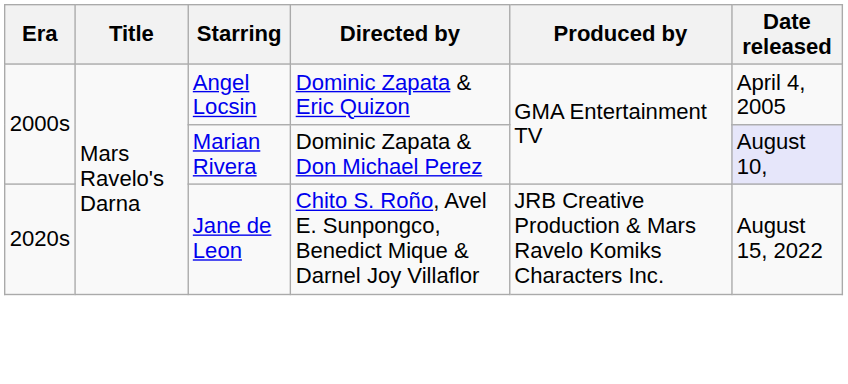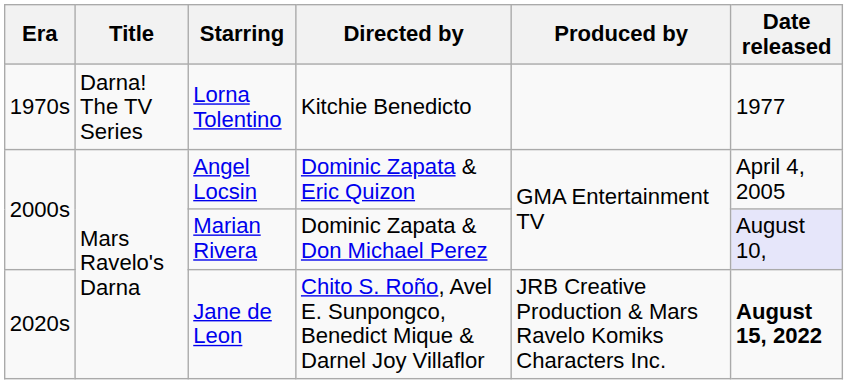+ row: (237, 106)
(780, 238) normal -> (779, 323) bold
